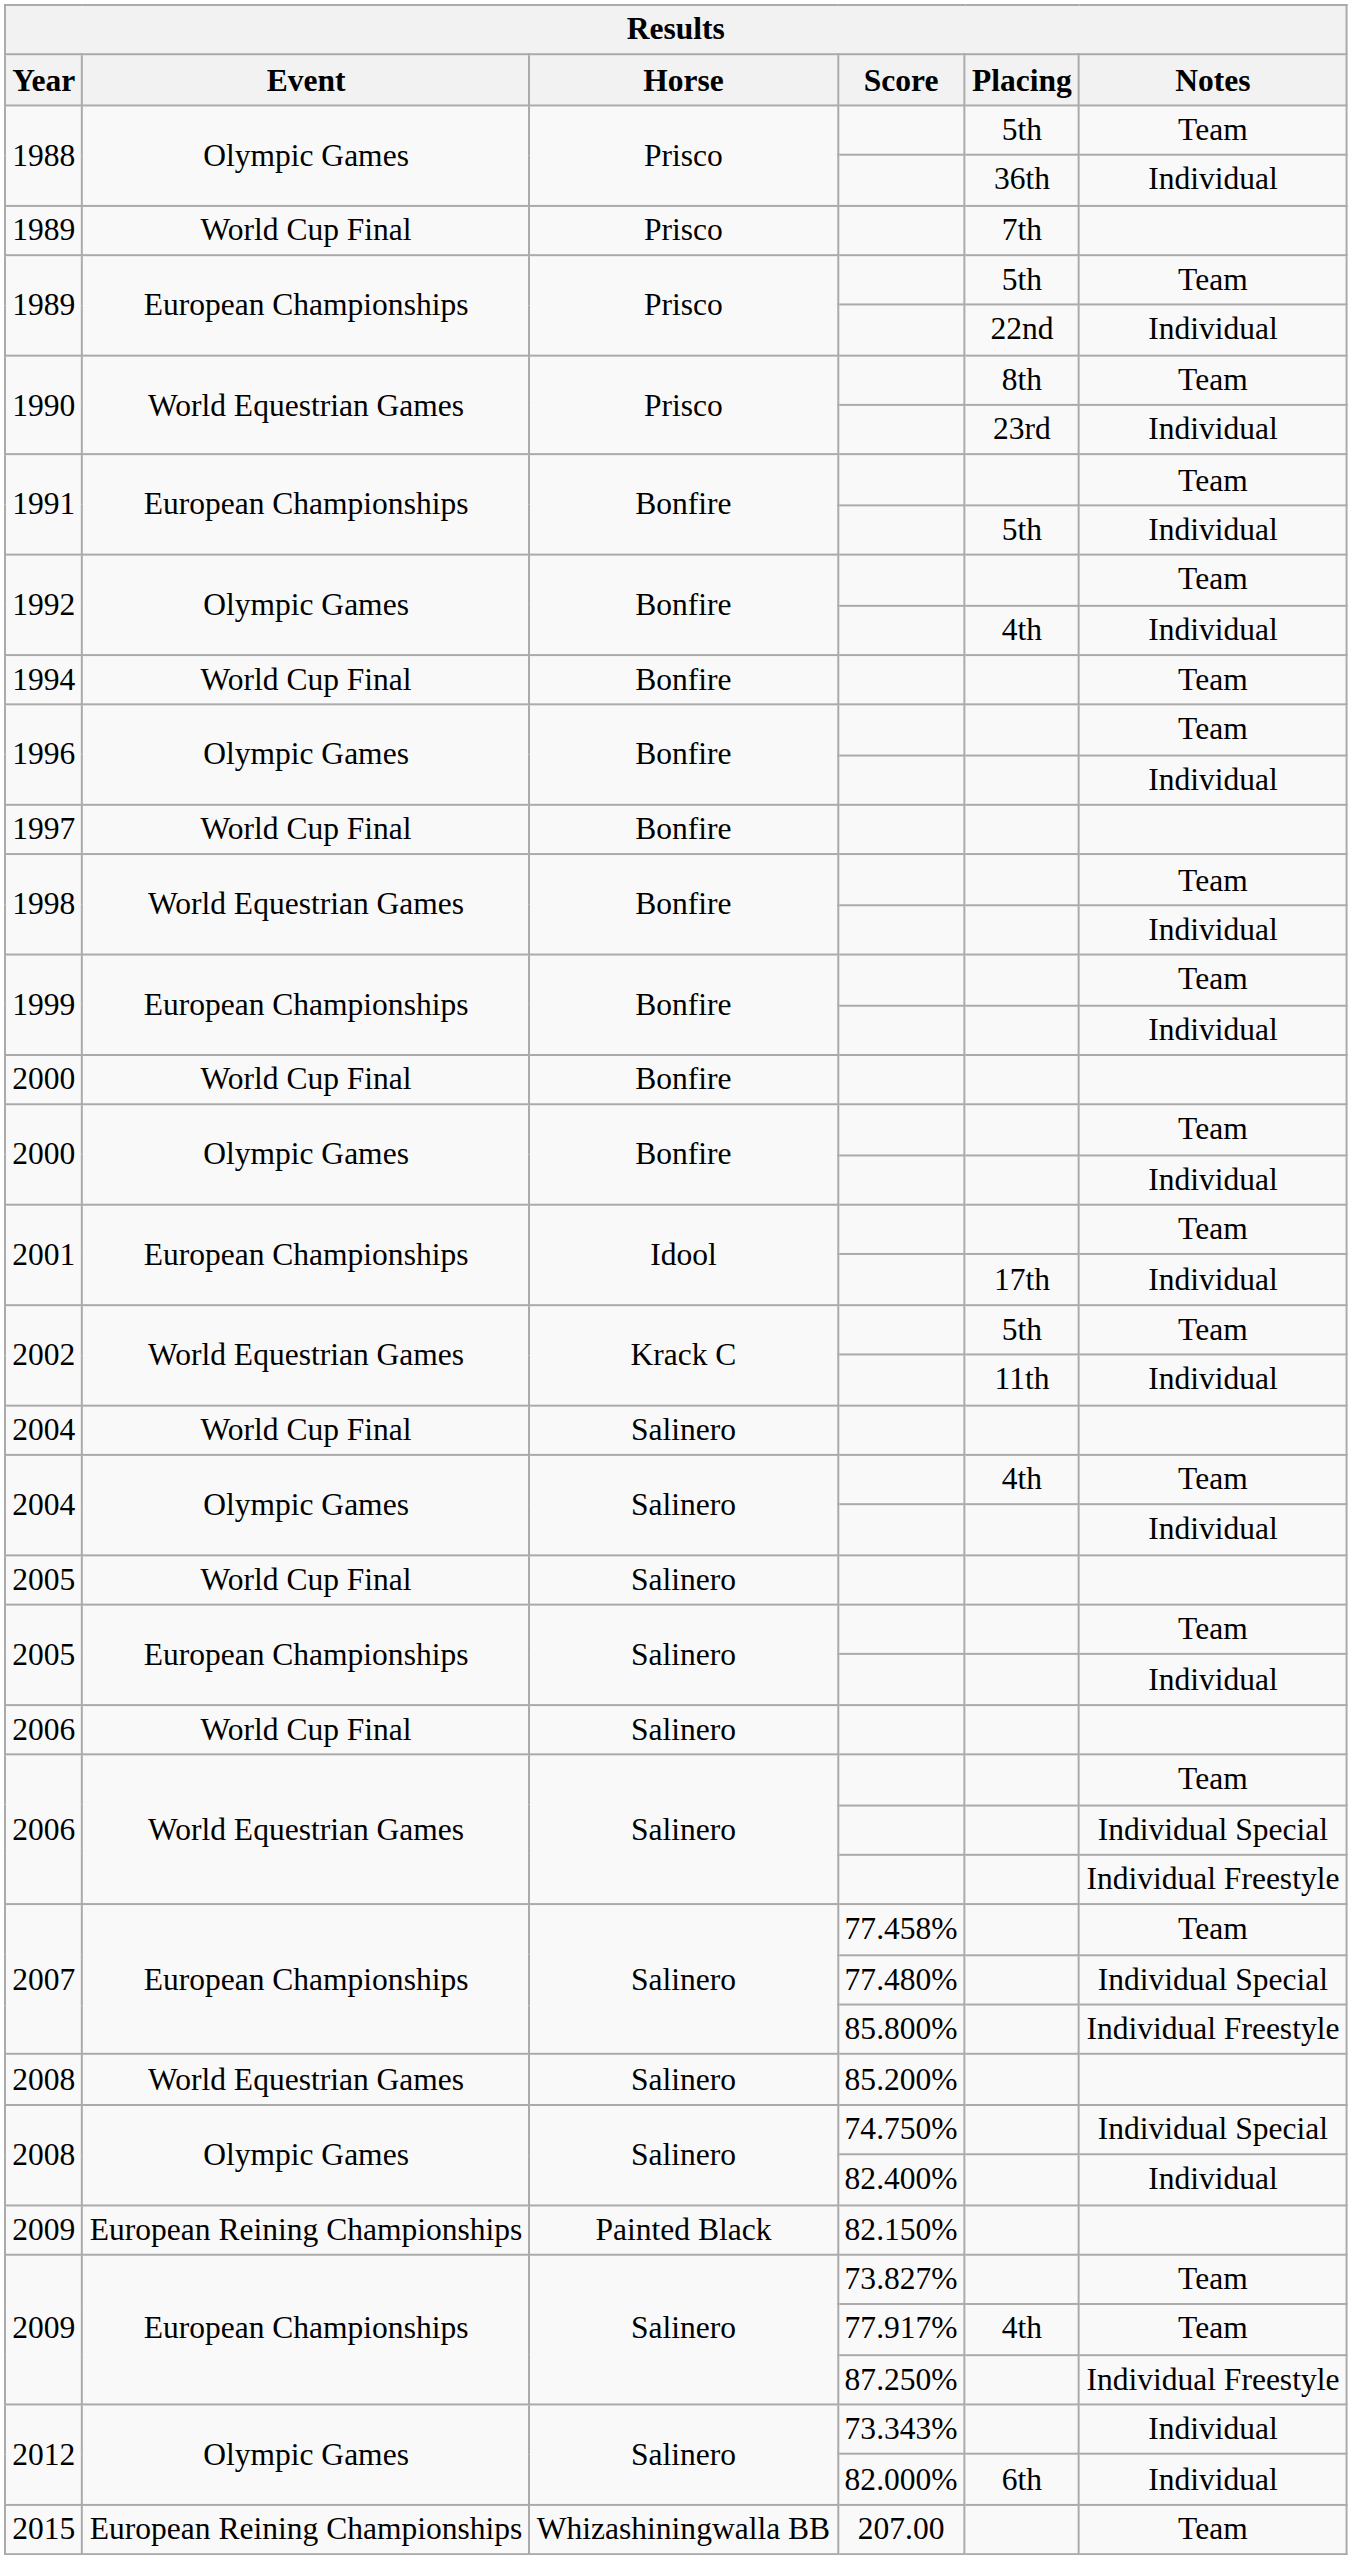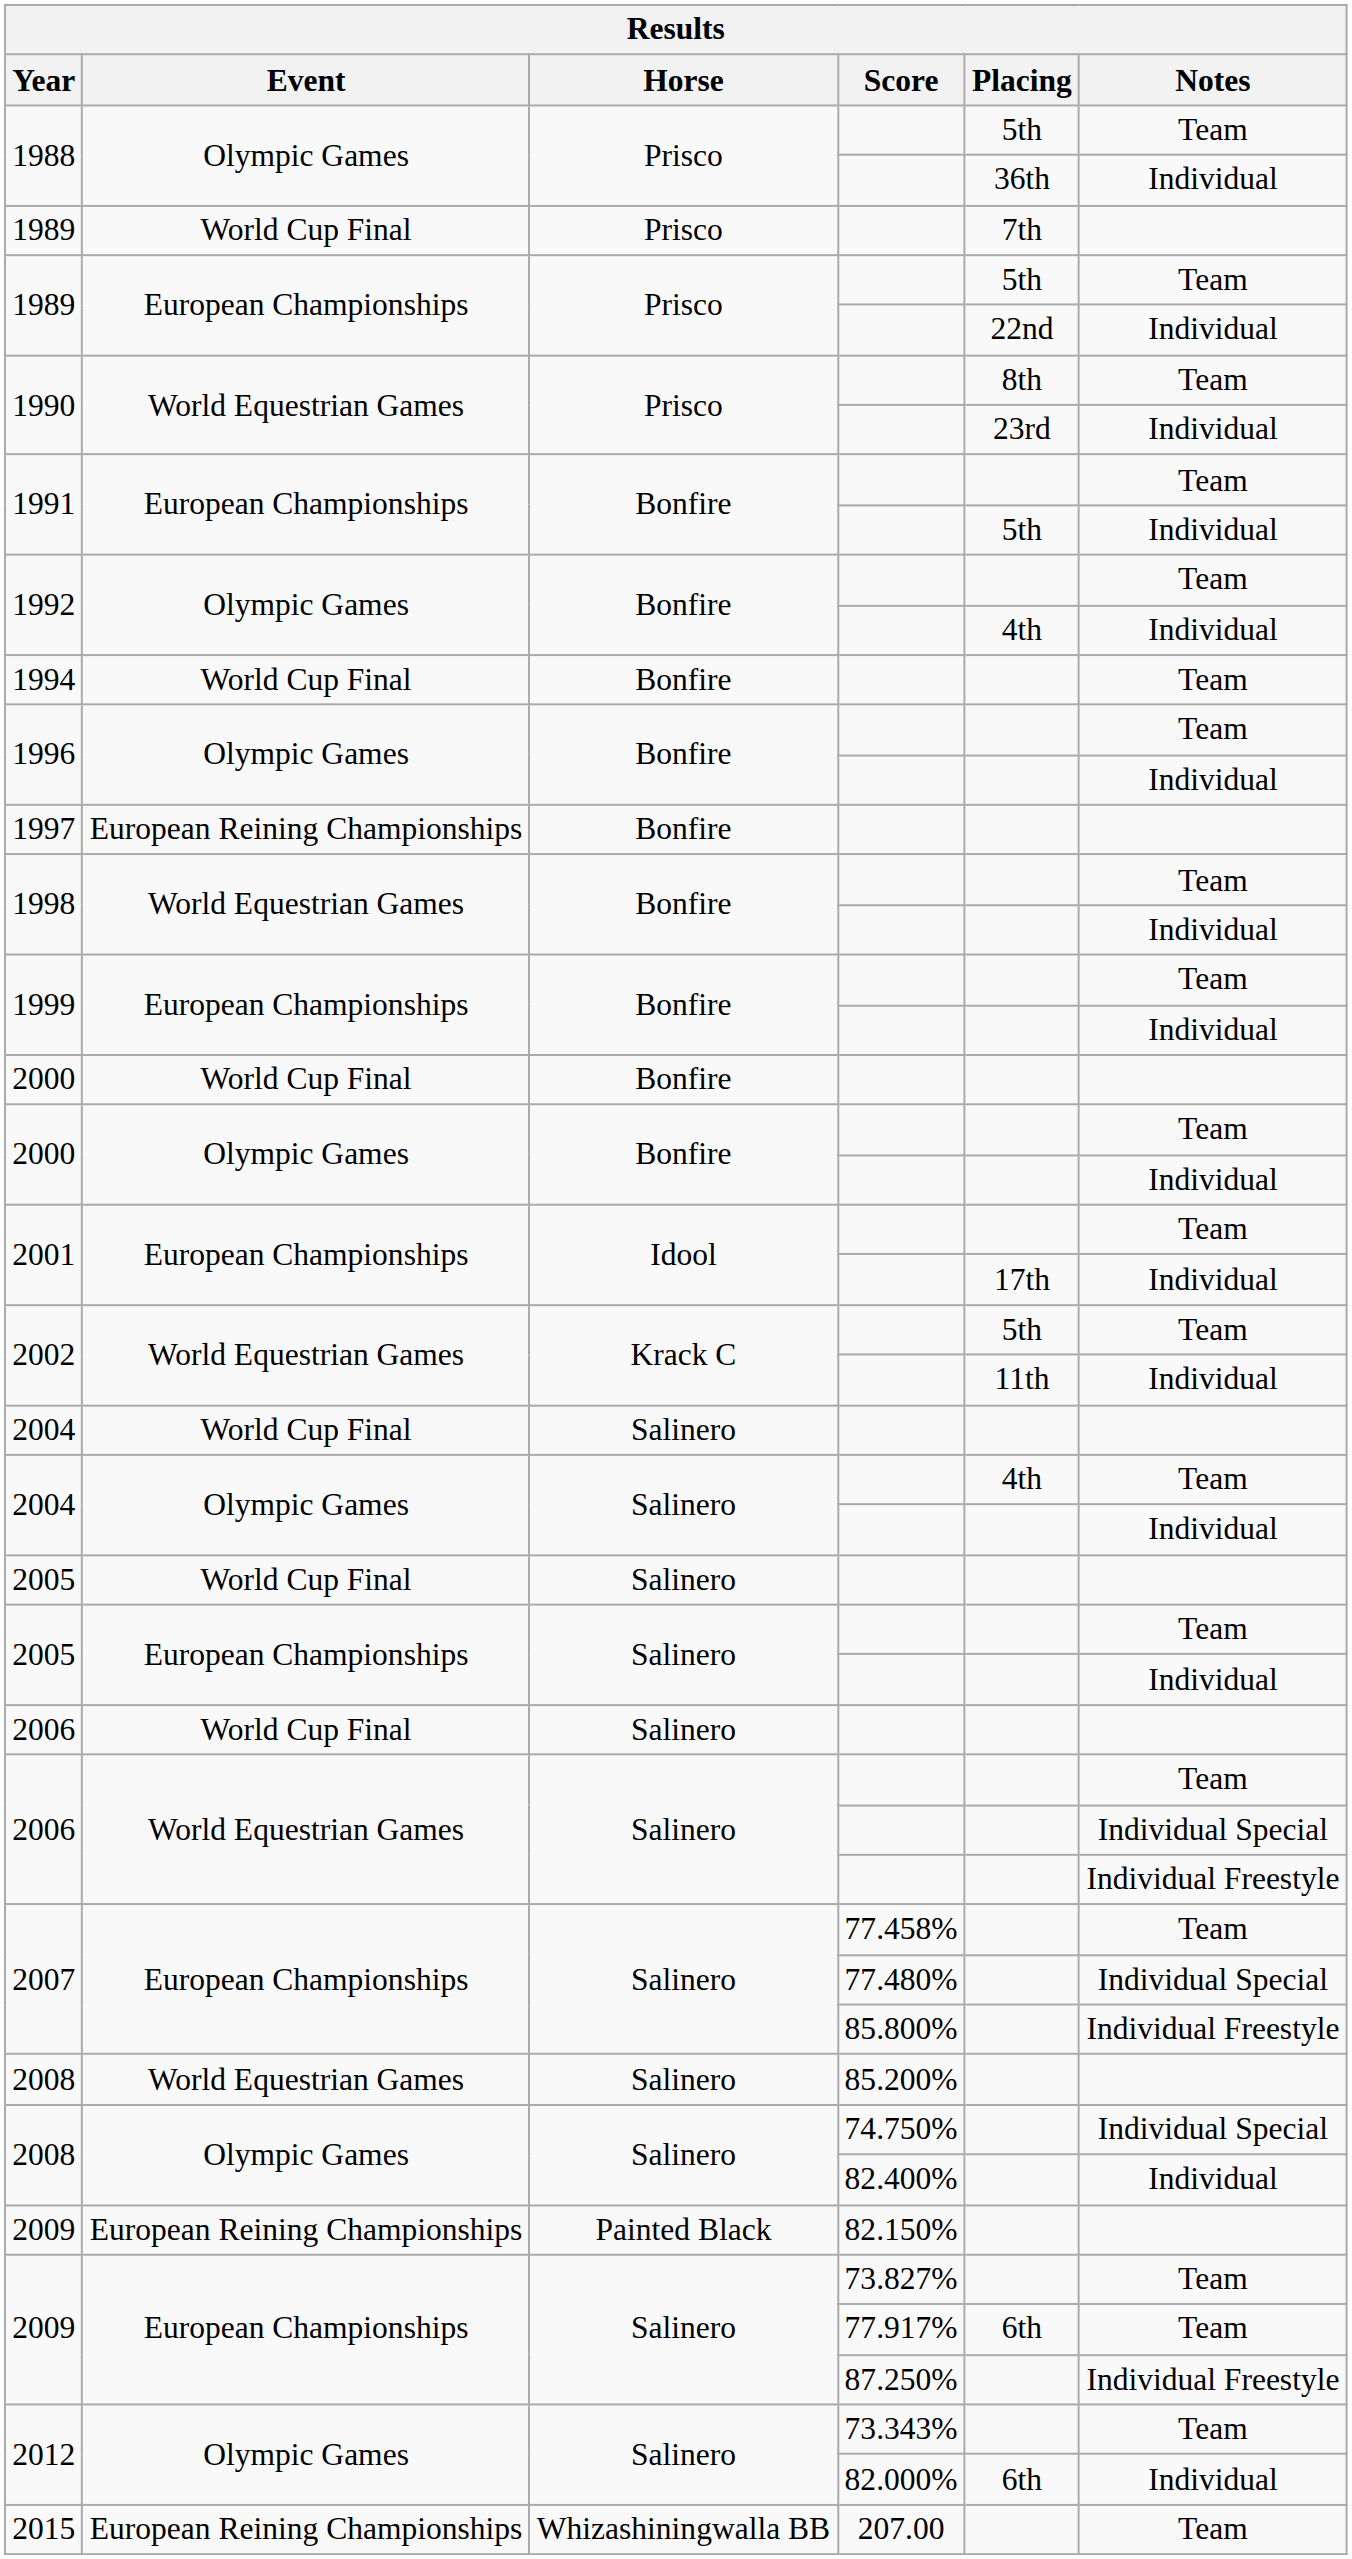(306, 829) World Cup Final -> (306, 829) European Reining Championships
(1022, 2328) 4th -> (1022, 2328) 6th
(1213, 2428) Individual -> (1213, 2428) Team
